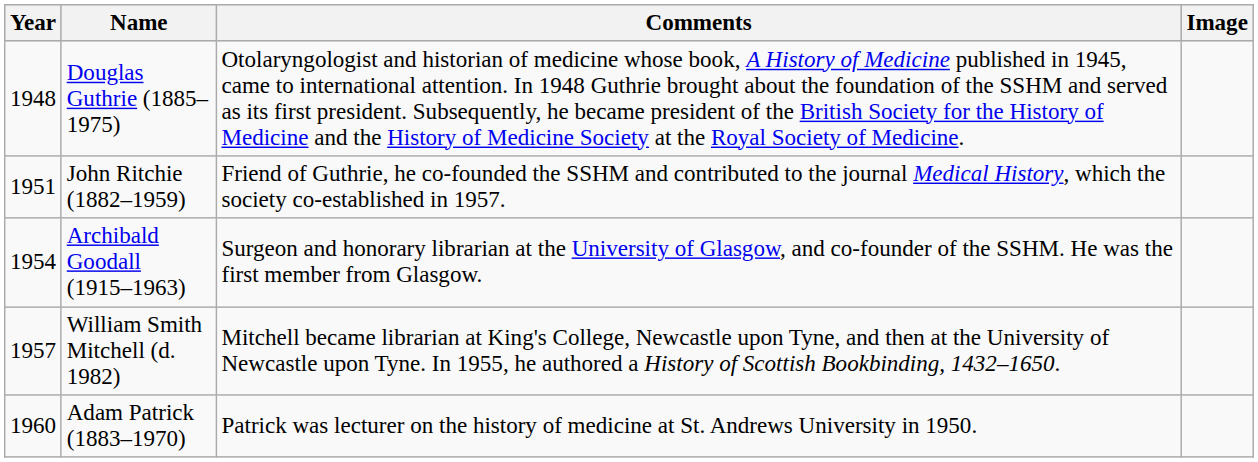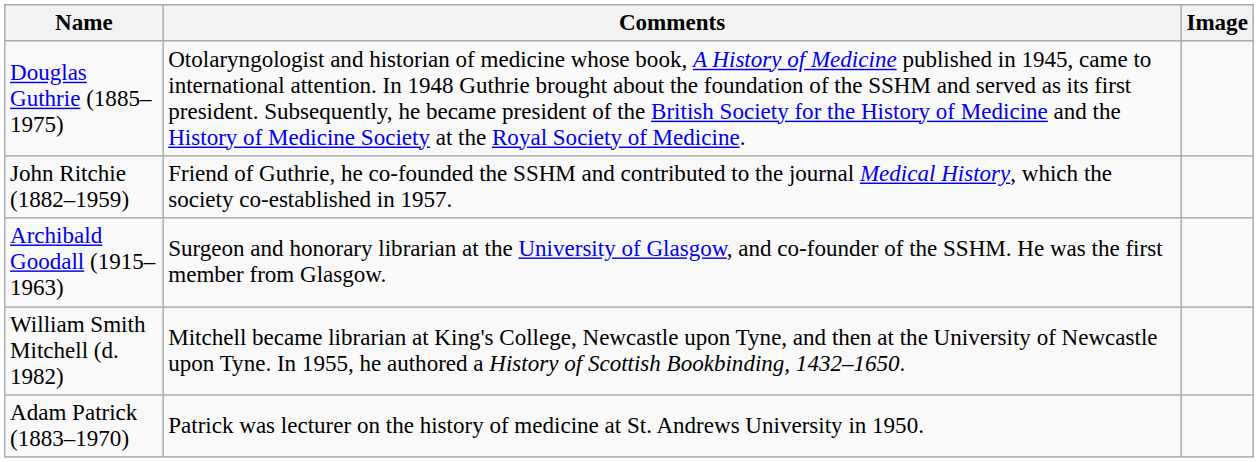- column: (33, 22)
